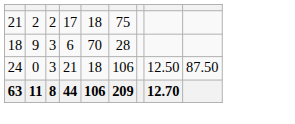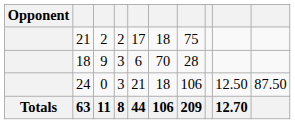+ column: (39, 15)
